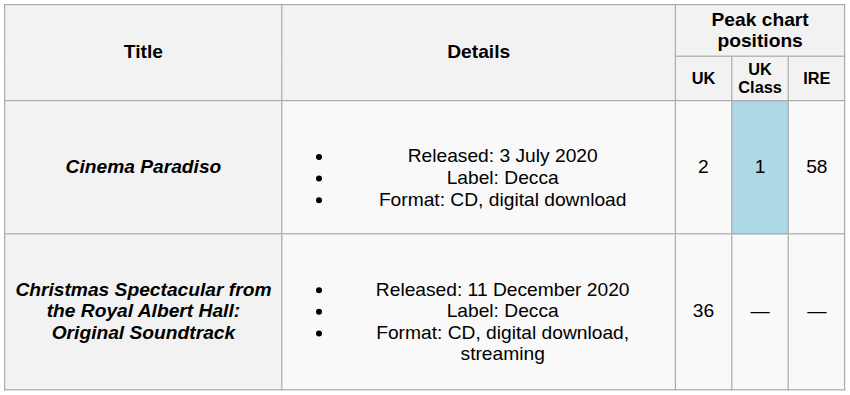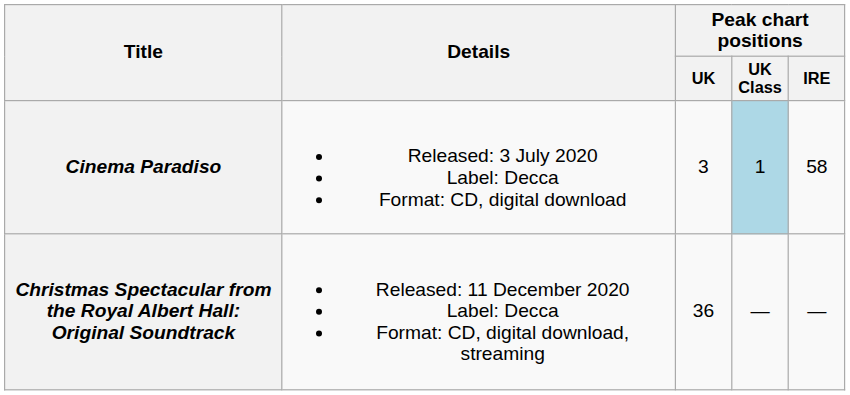(703, 167) 2 -> (703, 167) 3
